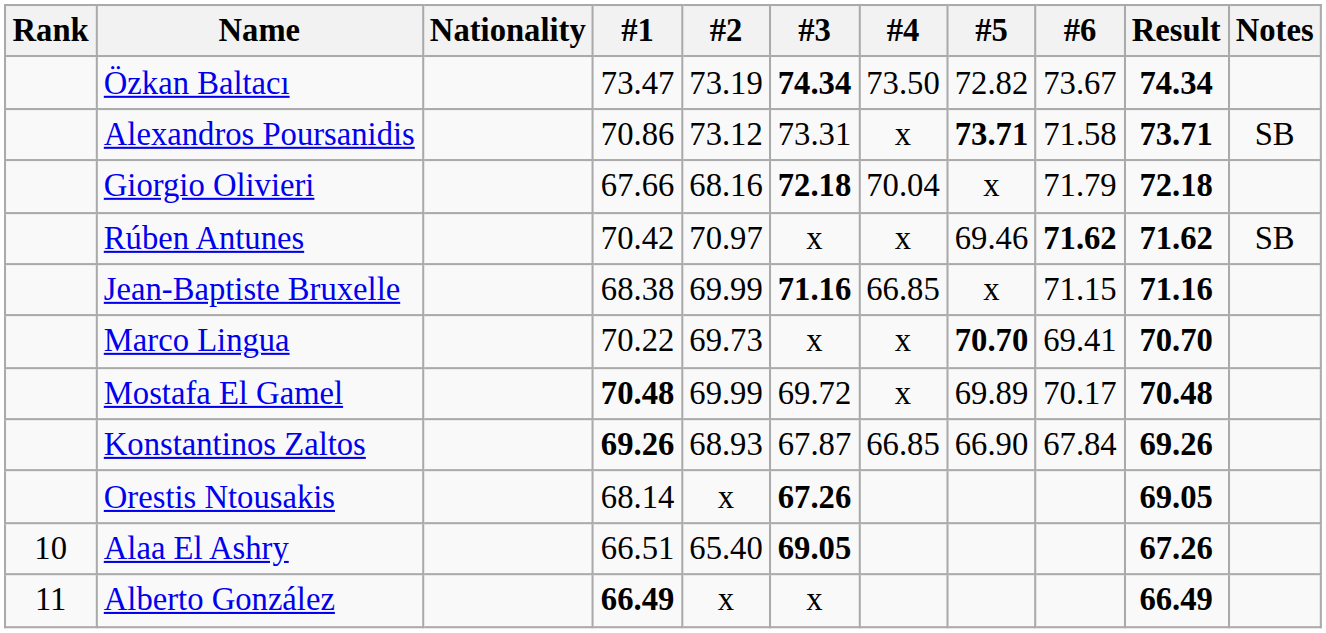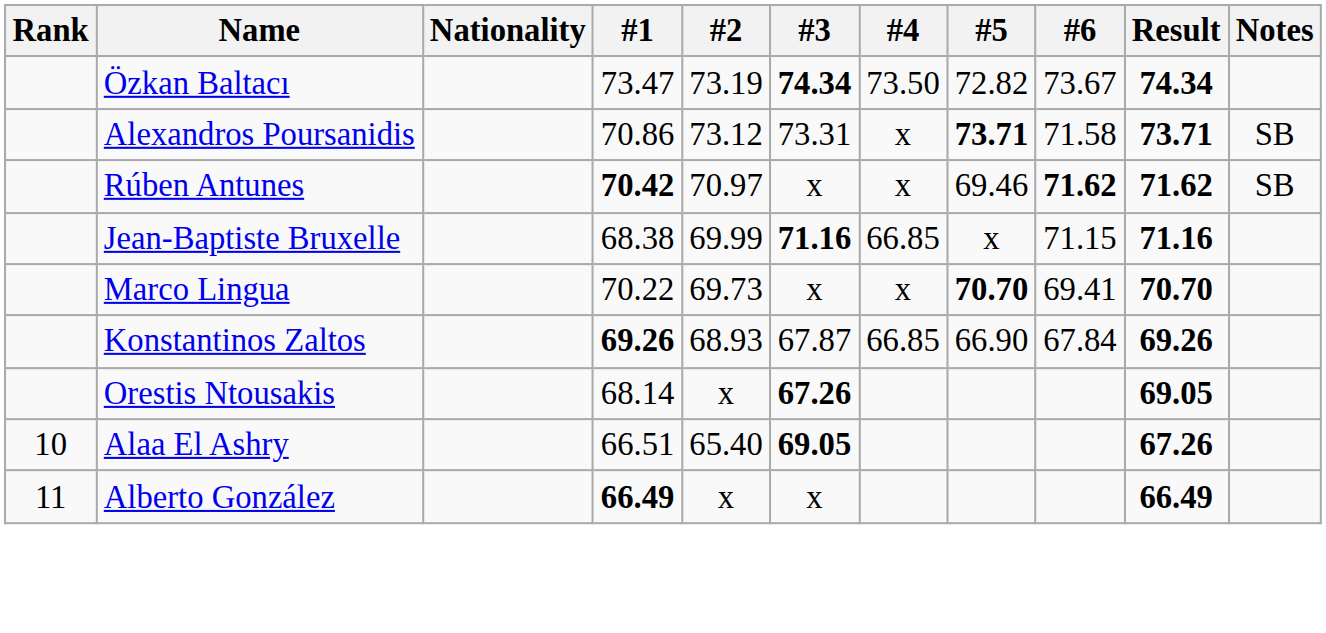- row: (209, 185)
(638, 237) normal -> (638, 185) bold
- row: (223, 392)
